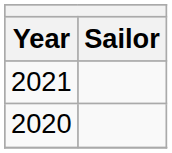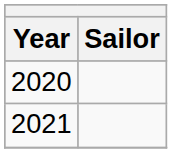rows swapped: (41, 124) <-> (41, 81)
